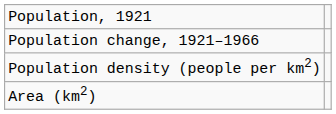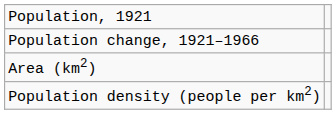rows swapped: (52, 96) <-> (164, 67)
